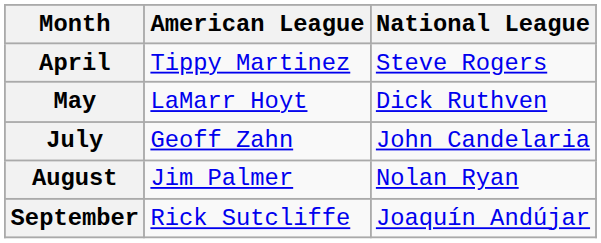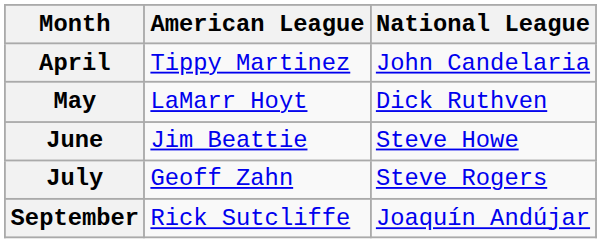(462, 63) Steve Rogers -> (483, 63) John Candelaria
+ row: (75, 141)
(483, 141) John Candelaria -> (462, 179) Steve Rogers
- row: (75, 179)
